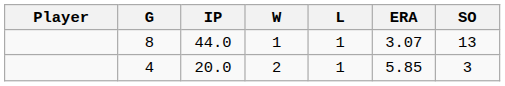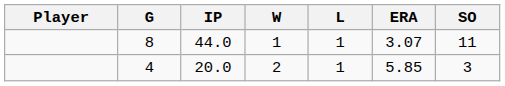(467, 42) 13 -> (467, 42) 11
